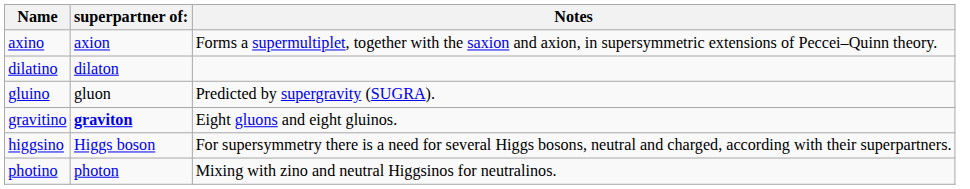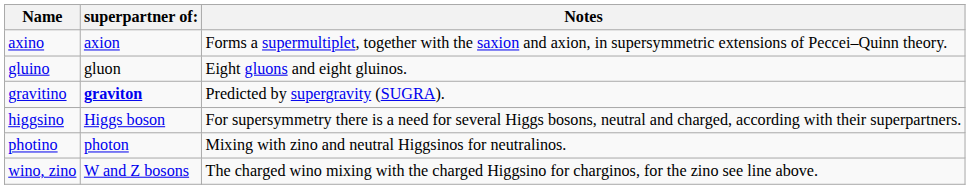- row: (33, 68)
(315, 94) Predicted by supergravity (SUGRA). -> (306, 68) Eight gluons and eight gluinos.
(296, 119) Eight gluons and eight gluinos. -> (325, 94) Predicted by supergravity (SUGRA).
+ row: (42, 171)
